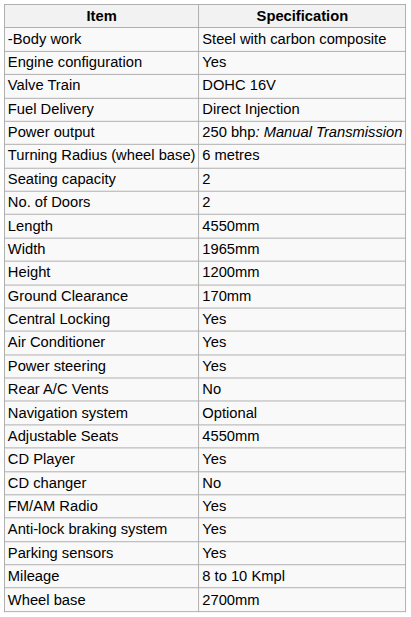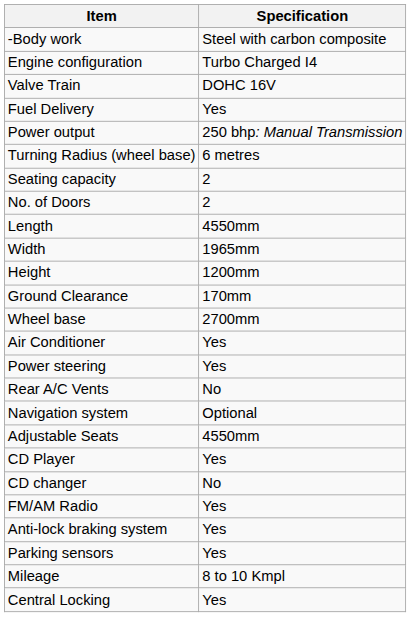(214, 62) Yes -> (260, 62) Turbo Charged I4
(251, 109) Direct Injection -> (214, 109) Yes
rows swapped: (47, 599) <-> (59, 319)
